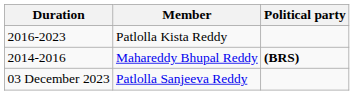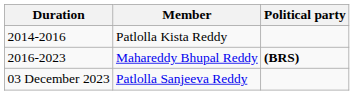(37, 36) 2016-2023 -> (37, 36) 2014-2016
(37, 57) 2014-2016 -> (37, 57) 2016-2023
